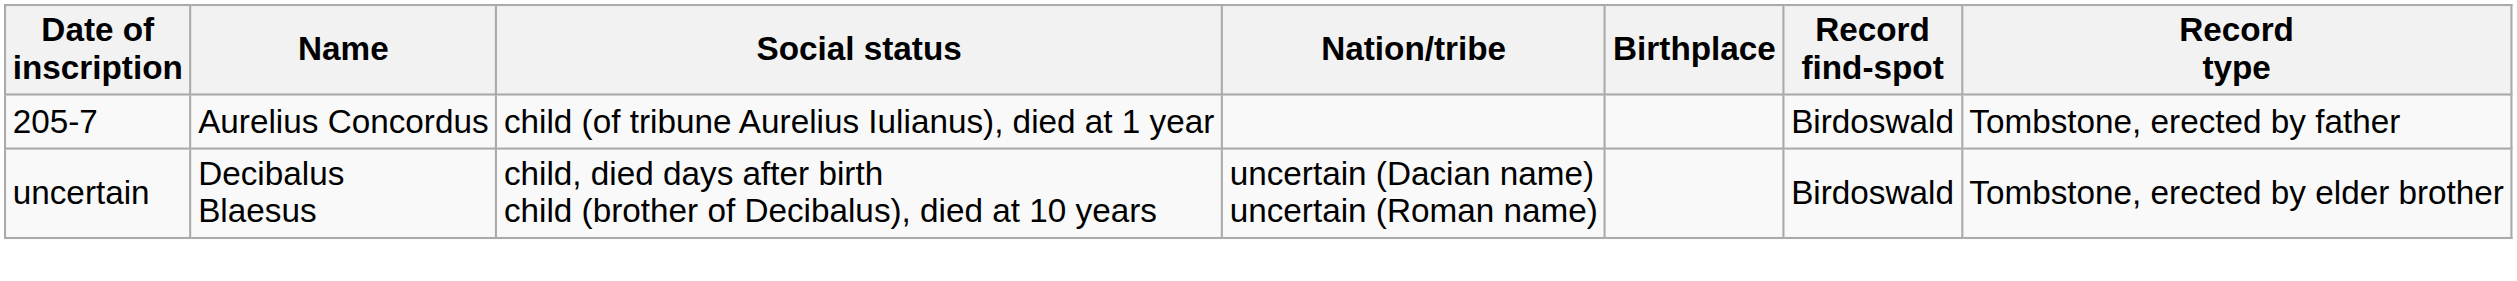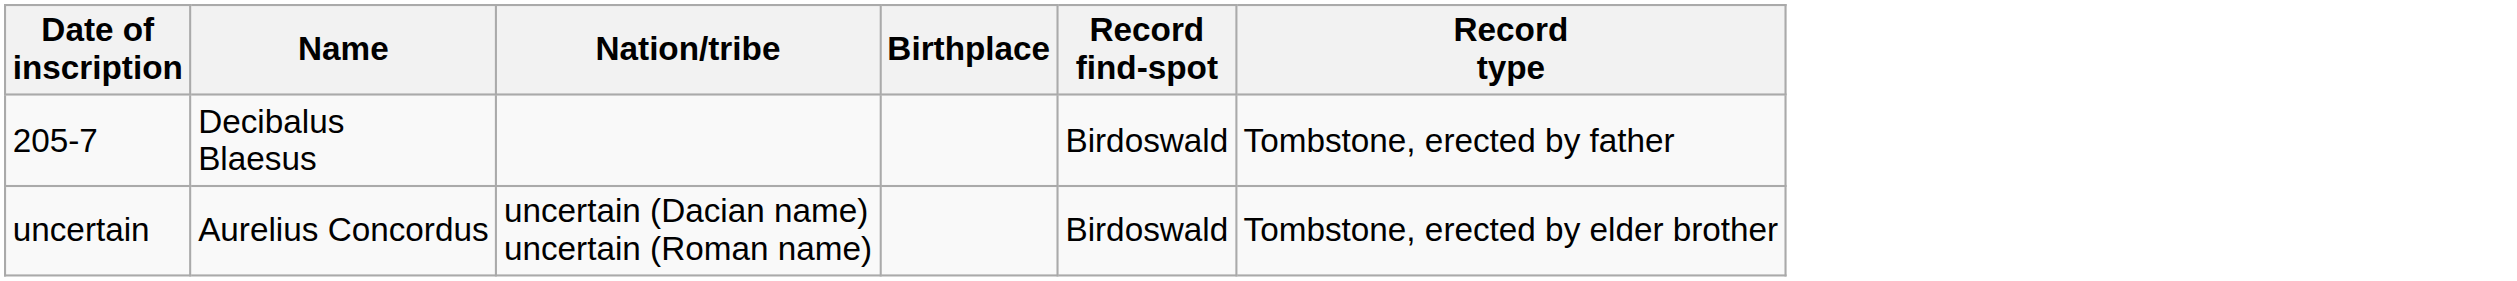- column: (859, 49)
(343, 121) Aurelius Concordus -> (271, 139) Decibalus Blaesus
(271, 192) Decibalus Blaesus -> (343, 230) Aurelius Concordus
